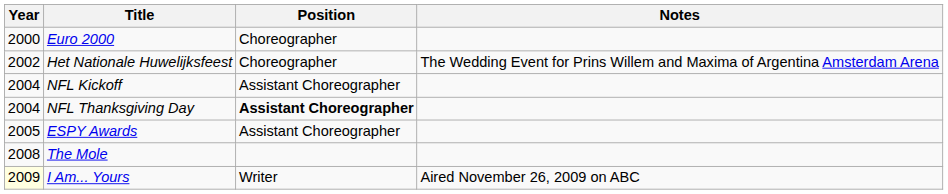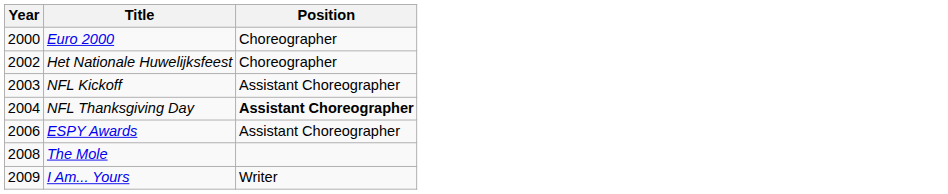- column: (680, 16)
(24, 85) 2004 -> (24, 85) 2003
(24, 131) 2005 -> (24, 131) 2006
(24, 177) lightyellow background -> (24, 177) no background
